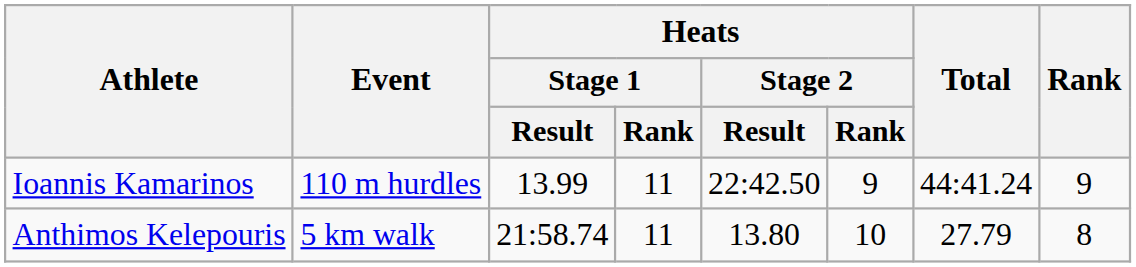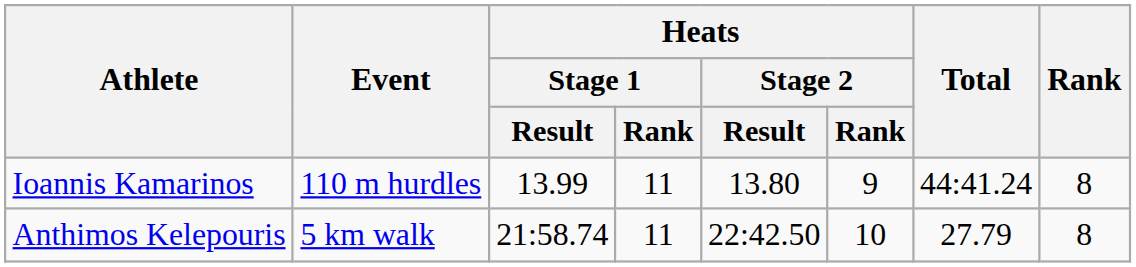(764, 182) 22:42.50 -> (764, 182) 13.80
(1084, 182) 9 -> (1084, 182) 8
(764, 235) 13.80 -> (764, 235) 22:42.50
